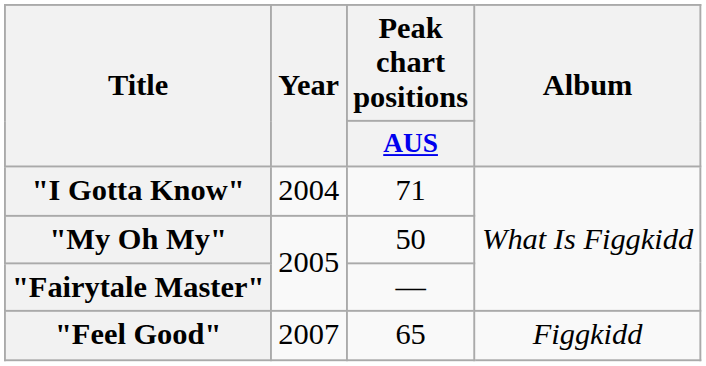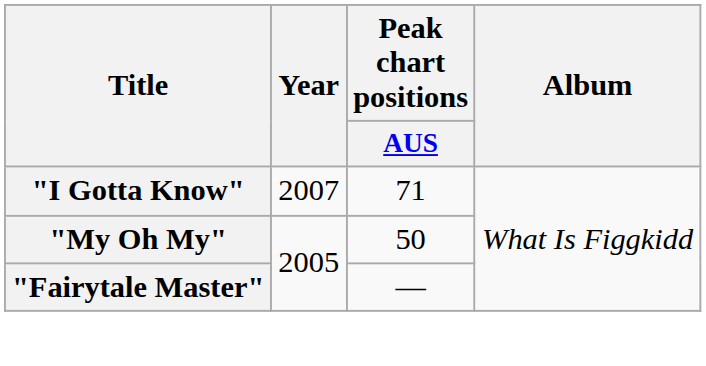(309, 190) 2004 -> (309, 190) 2007
- row: (138, 334)
